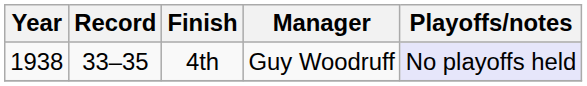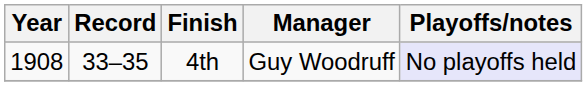(37, 61) 1938 -> (37, 61) 1908
